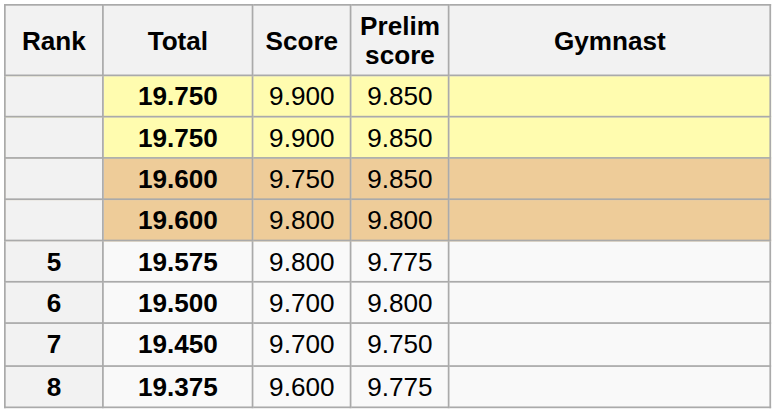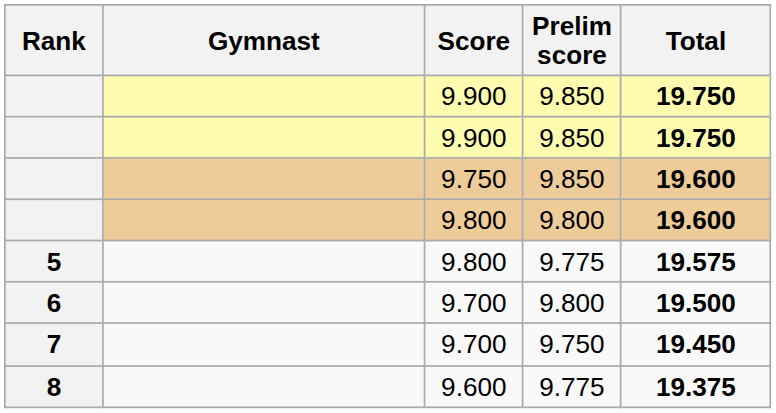columns swapped: (610, 40) <-> (178, 40)
